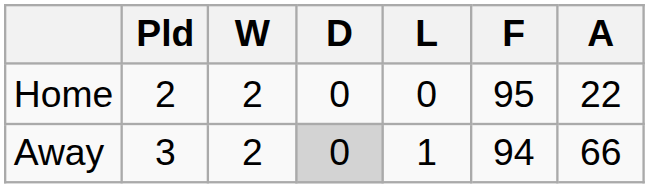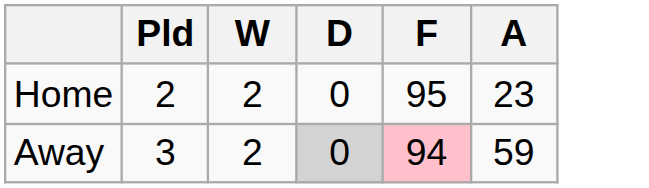- column: (427, 34)
(601, 93) 22 -> (514, 93) 23
(514, 152) no background -> (427, 152) pink background
(601, 152) 66 -> (514, 152) 59
